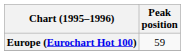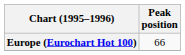(160, 42) 59 -> (160, 42) 66
